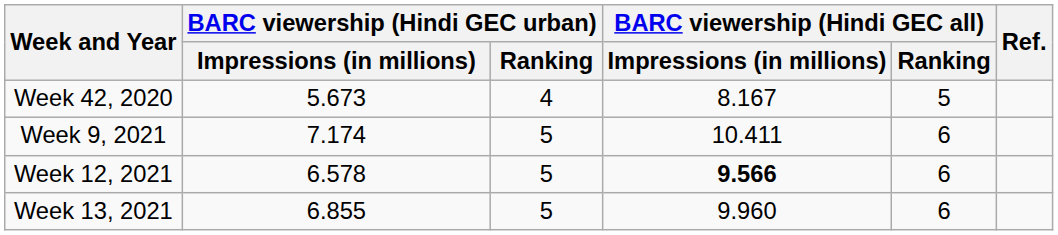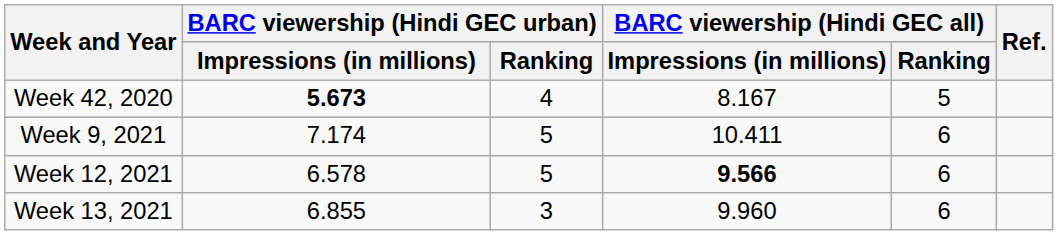(336, 98) normal -> (336, 98) bold
(546, 211) 5 -> (546, 211) 3
